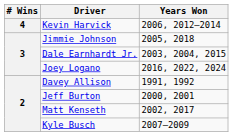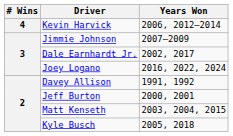(168, 40) 2005, 2018 -> (165, 40) 2007–2009
(184, 54) 2003, 2004, 2015 -> (168, 54) 2002, 2017
(168, 111) 2002, 2017 -> (184, 111) 2003, 2004, 2015
(165, 125) 2007–2009 -> (168, 125) 2005, 2018
